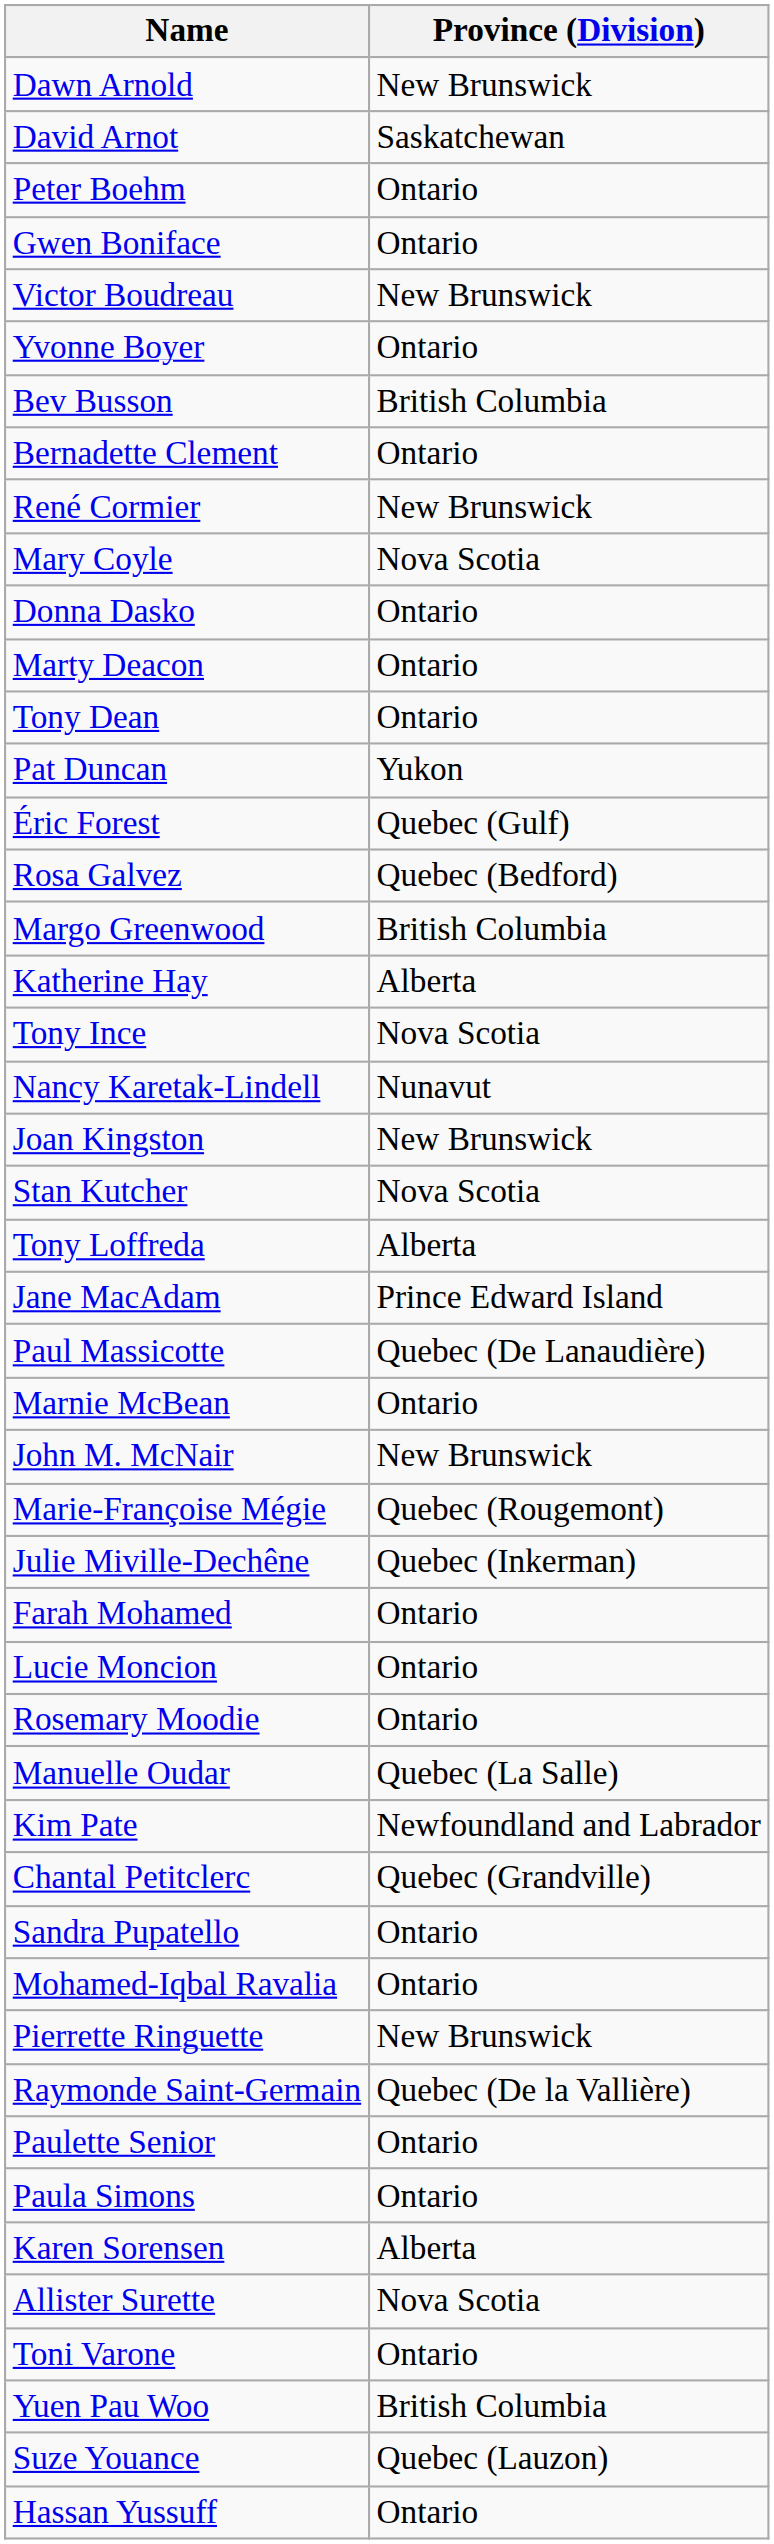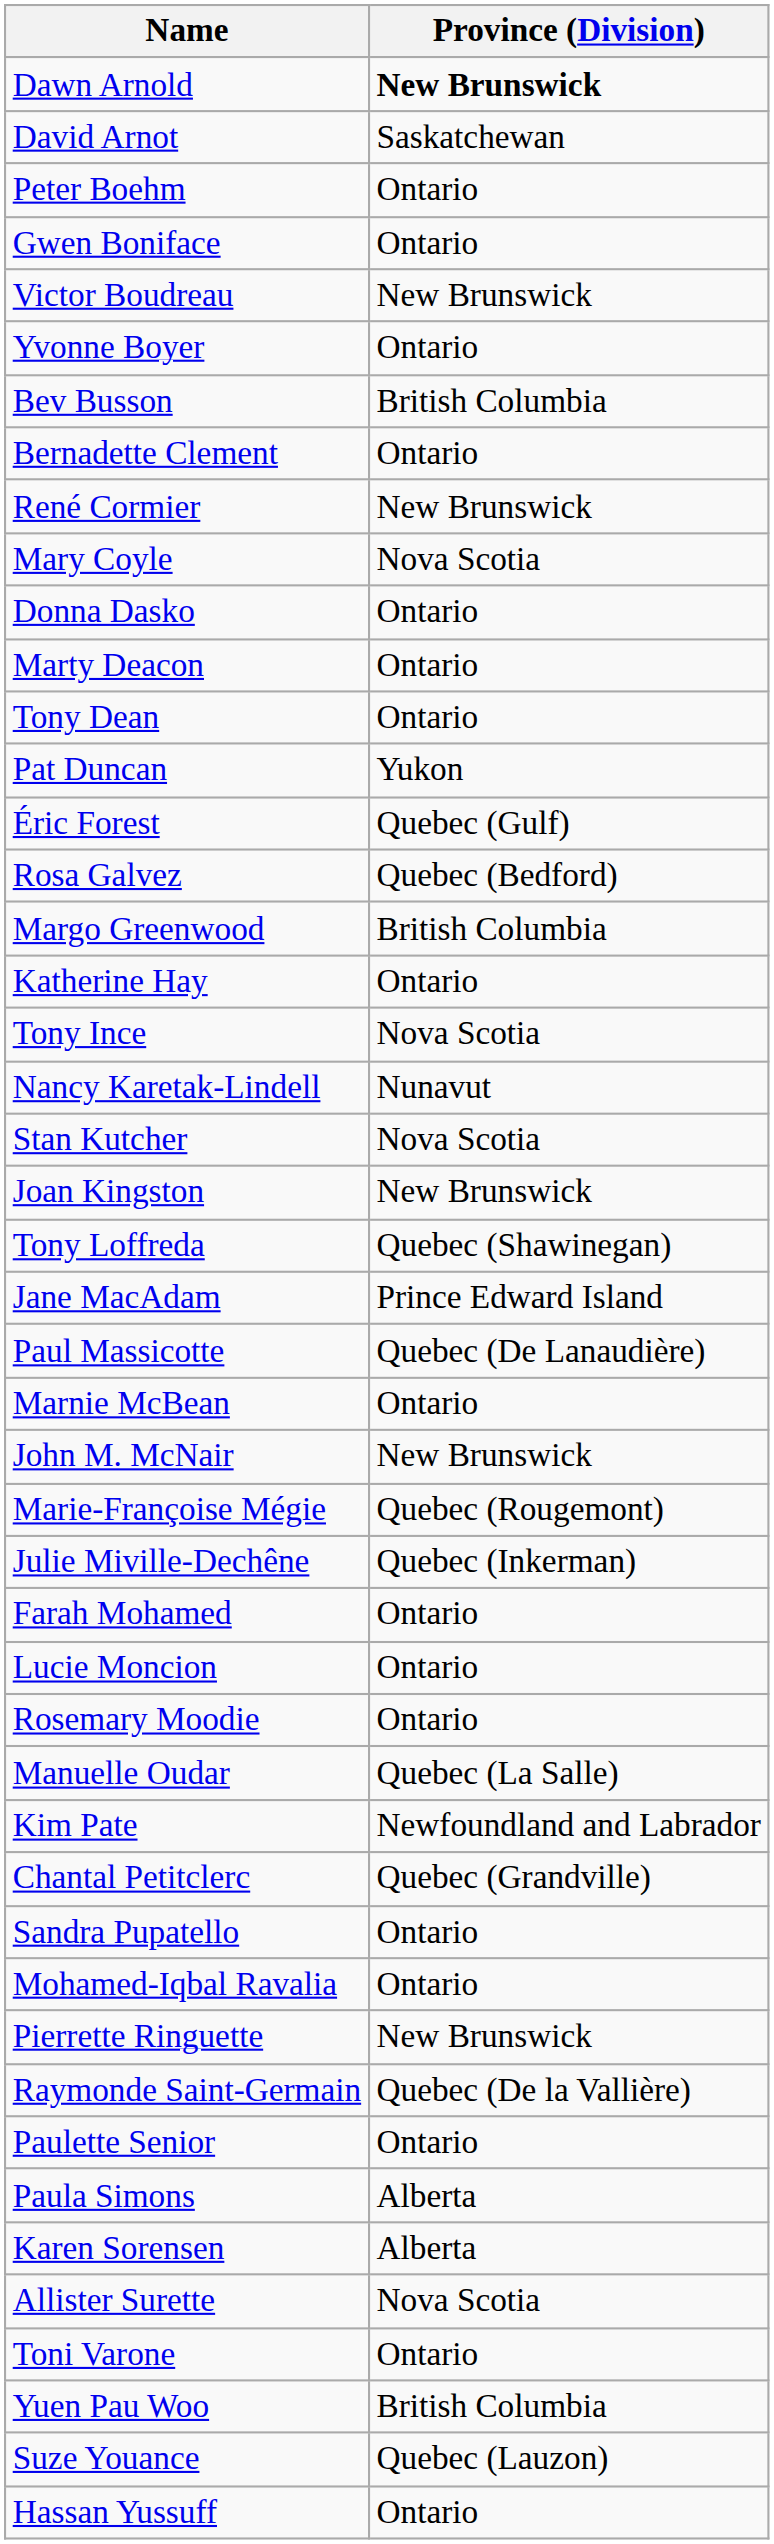(484, 83) normal -> (489, 83) bold
(426, 980) Alberta -> (427, 980) Ontario
rows swapped: (108, 1139) <-> (100, 1192)
(426, 1244) Alberta -> (524, 1244) Quebec (Shawinegan)
(427, 2194) Ontario -> (426, 2194) Alberta
